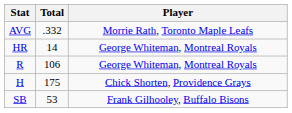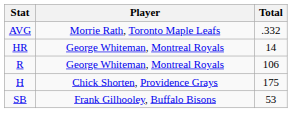columns swapped: (178, 13) <-> (52, 13)
